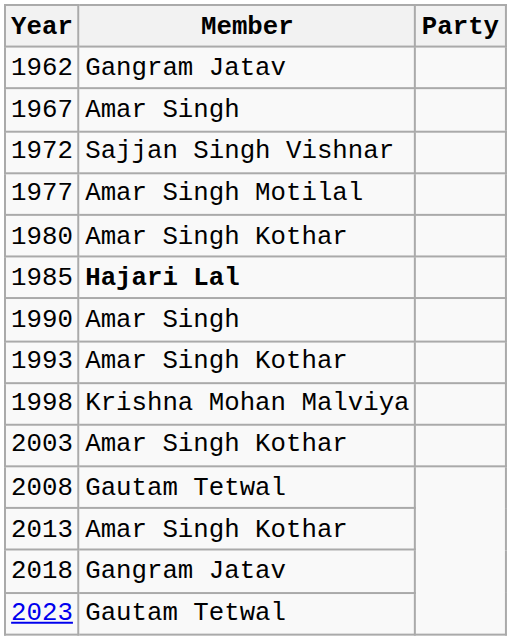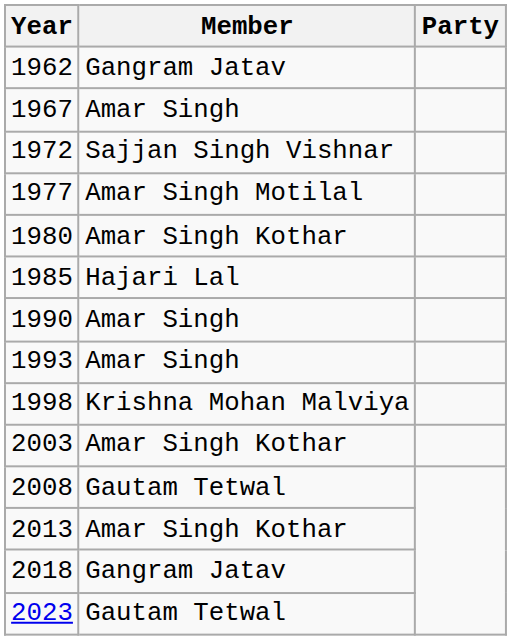(162, 278) bold -> (162, 278) normal
(216, 362) Amar Singh Kothar -> (162, 362) Amar Singh
